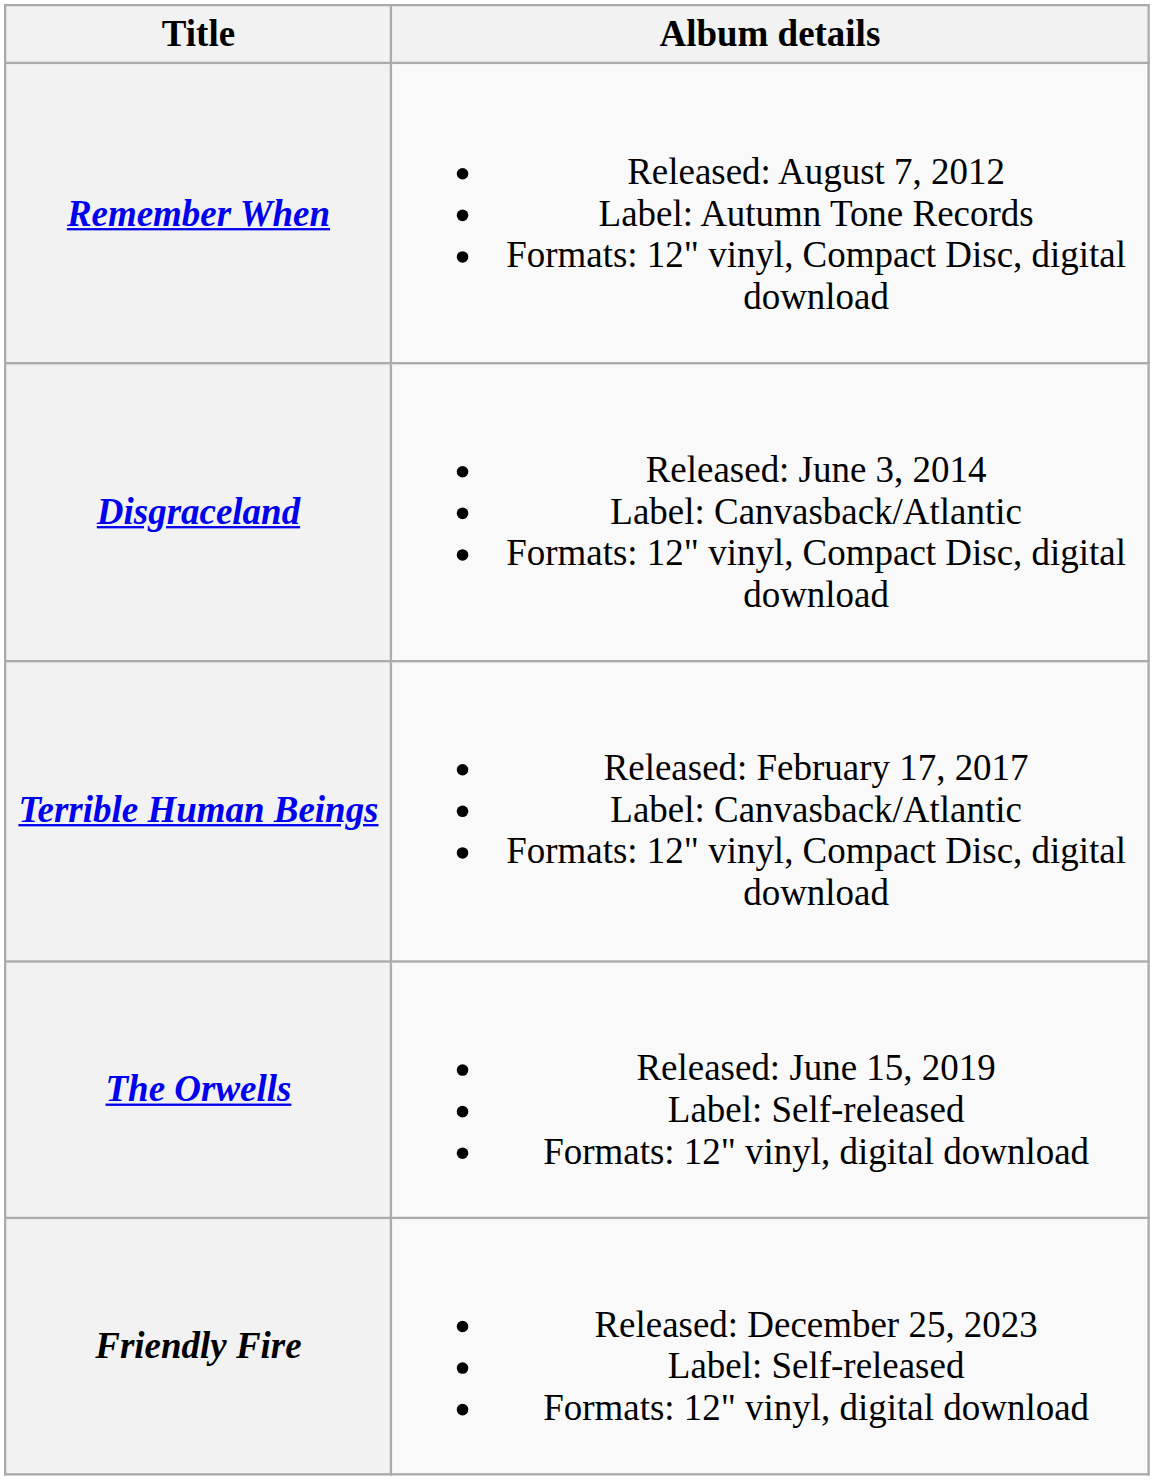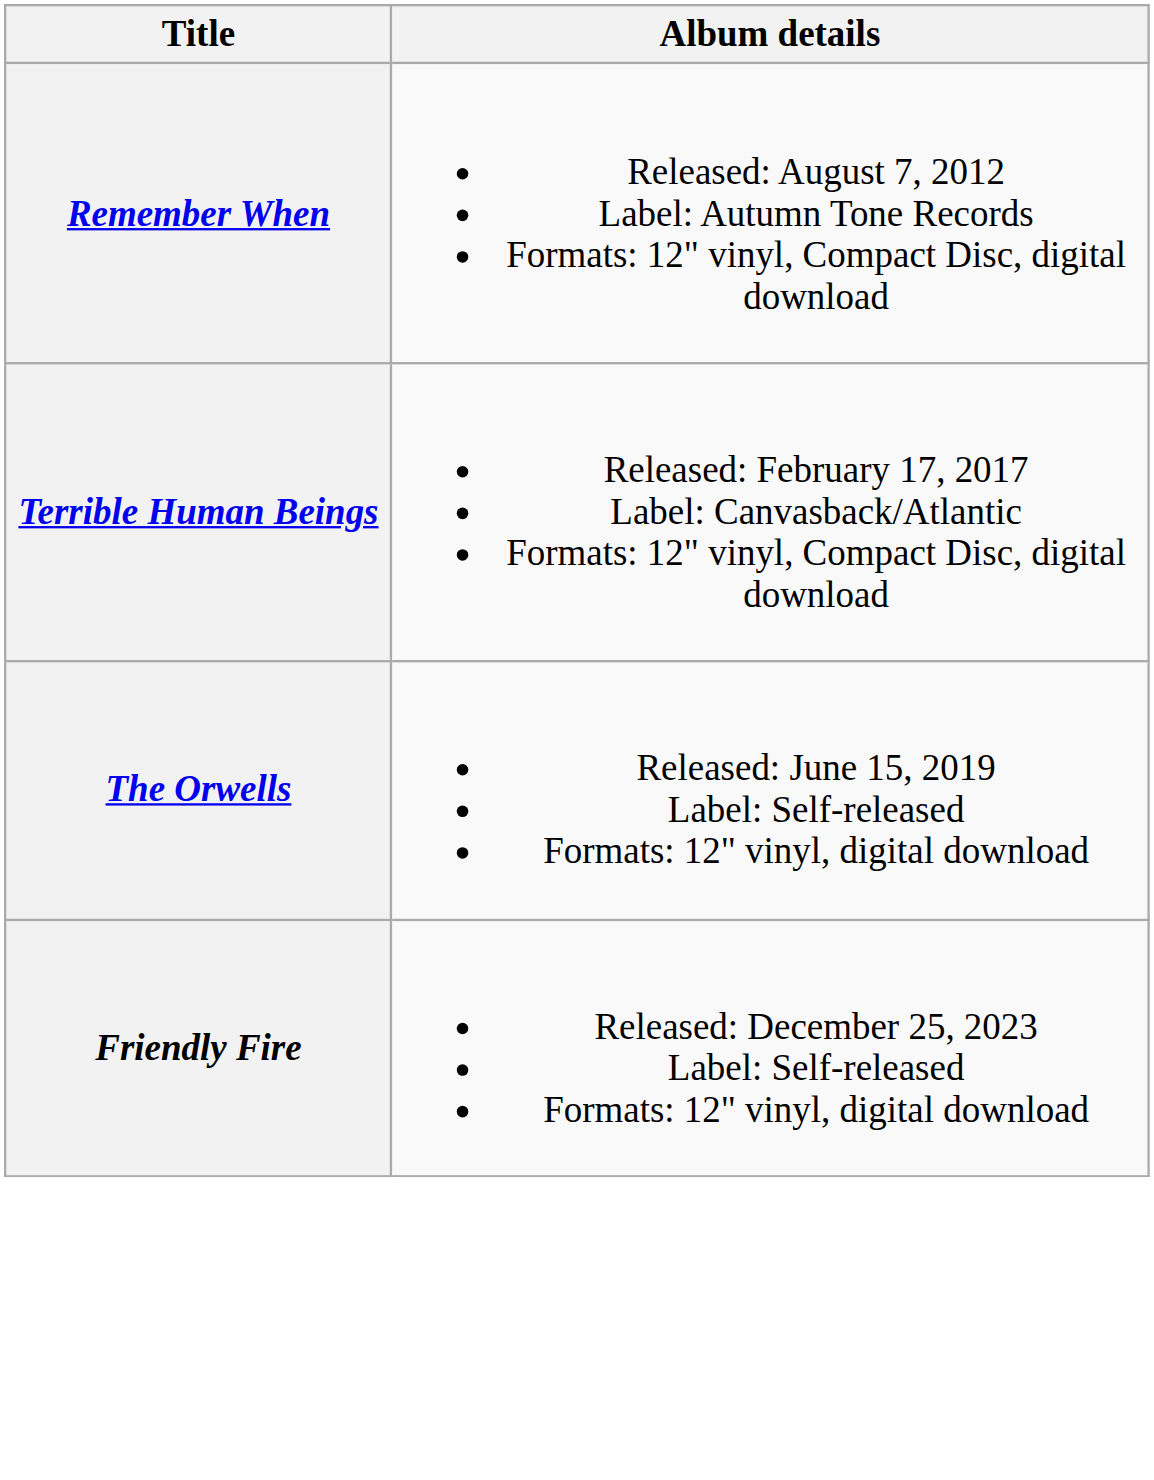- row: (198, 511)
